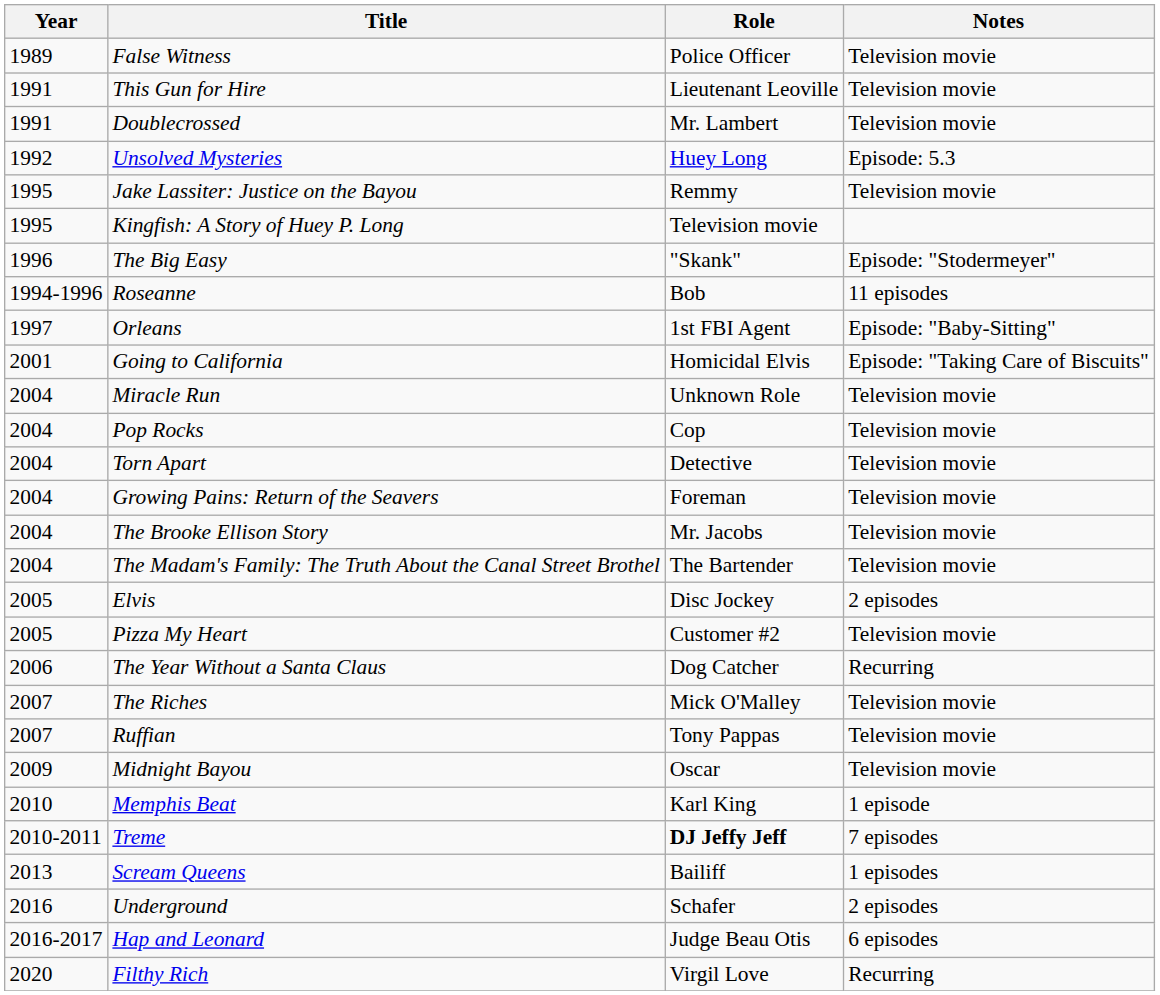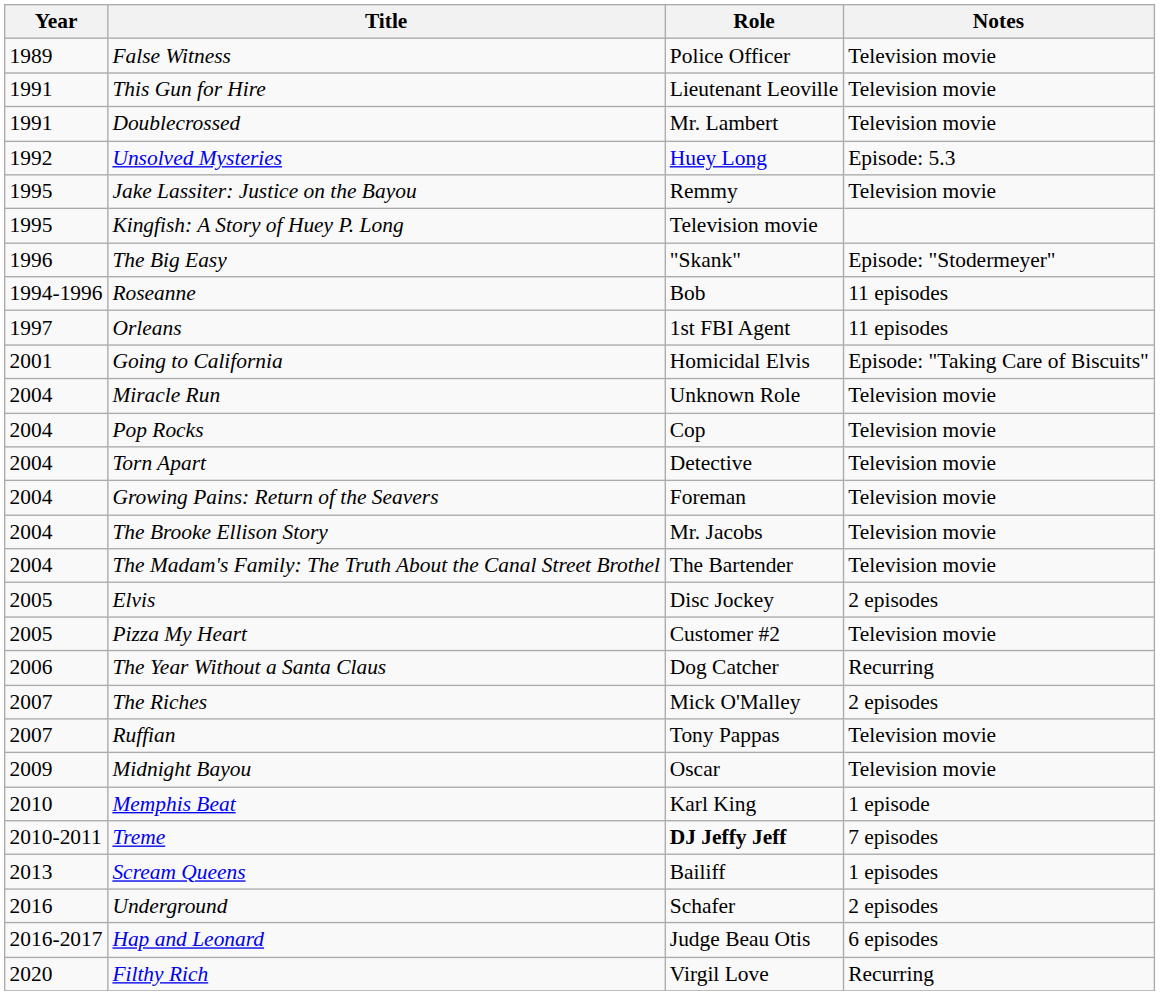(952, 327) Episode: "Baby-Sitting" -> (898, 327) 11 episodes
(922, 701) Television movie -> (893, 701) 2 episodes
